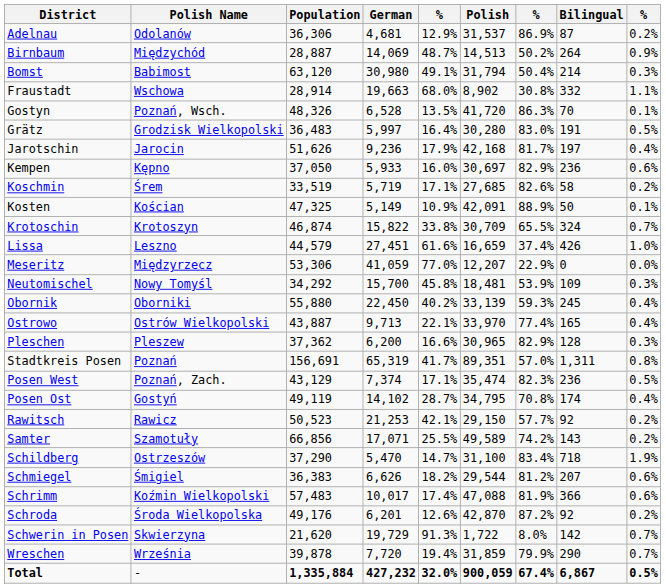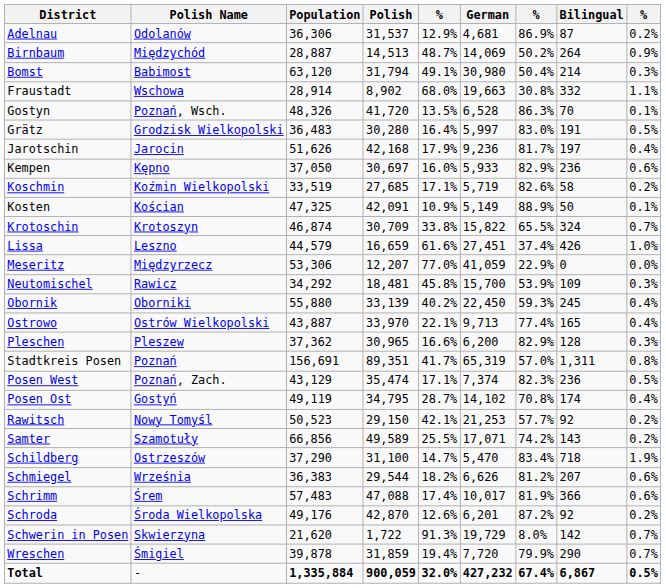columns swapped: (391, 14) <-> (488, 14)
(148, 188) Śrem -> (202, 188) Koźmin Wielkopolski
(173, 284) Nowy Tomyśl -> (155, 284) Rawicz
(155, 419) Rawicz -> (173, 419) Nowy Tomyśl
(159, 477) Śmigiel -> (162, 477) Września
(202, 496) Koźmin Wielkopolski -> (148, 496) Śrem
(162, 554) Września -> (159, 554) Śmigiel
